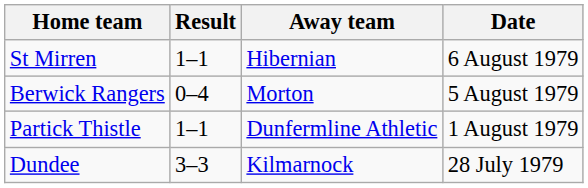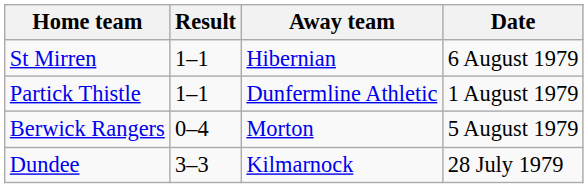rows swapped: (75, 128) <-> (87, 93)
